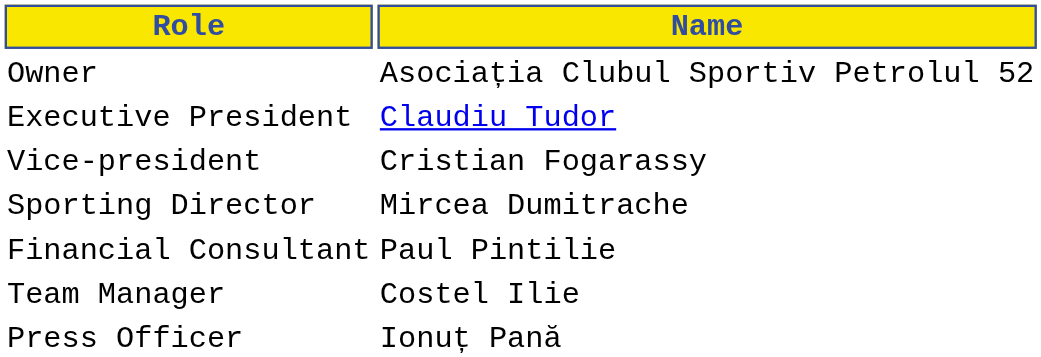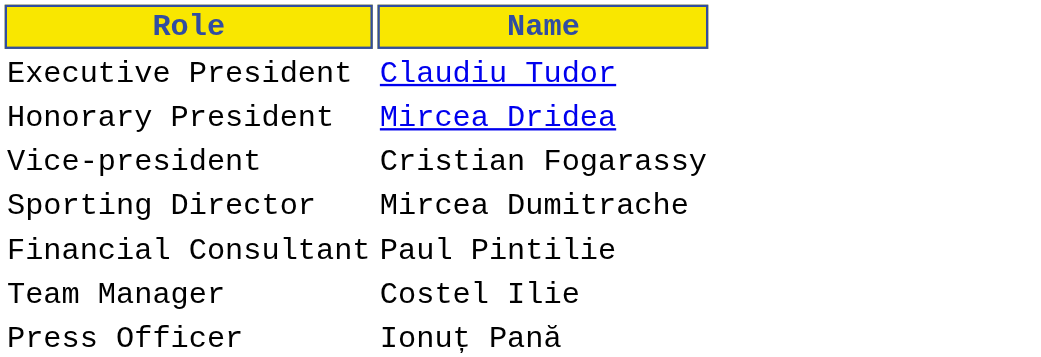- row: (52, 73)
+ row: (171, 118)
